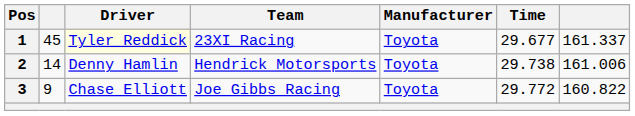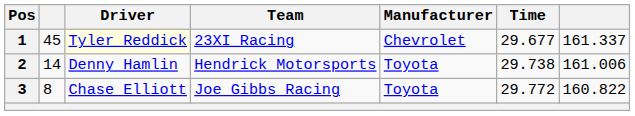(411, 42) Toyota -> (425, 42) Chevrolet
(47, 91) 9 -> (47, 91) 8
